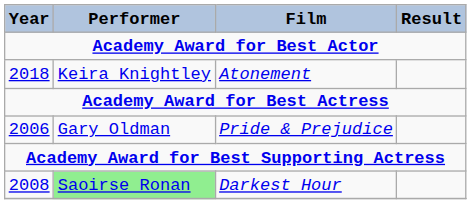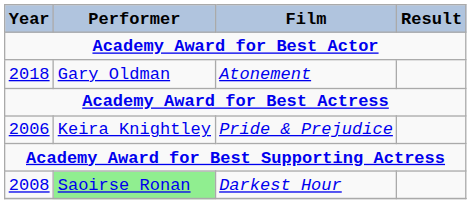(134, 74) Keira Knightley -> (114, 74) Gary Oldman
(114, 130) Gary Oldman -> (134, 130) Keira Knightley
